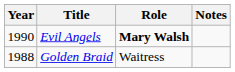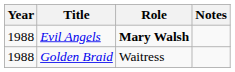(21, 36) 1990 -> (21, 36) 1988
